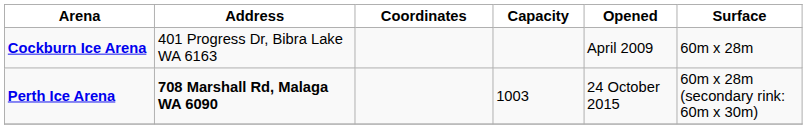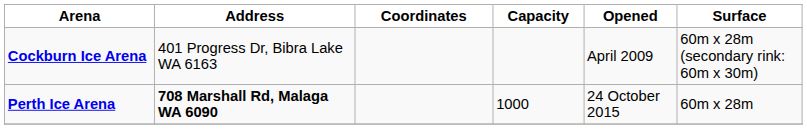(717, 47) 60m x 28m -> (733, 56) 60m x 28m (secondary rink: 60m x 30m)
(513, 95) 1003 -> (513, 104) 1000
(733, 95) 60m x 28m (secondary rink: 60m x 30m) -> (717, 104) 60m x 28m
